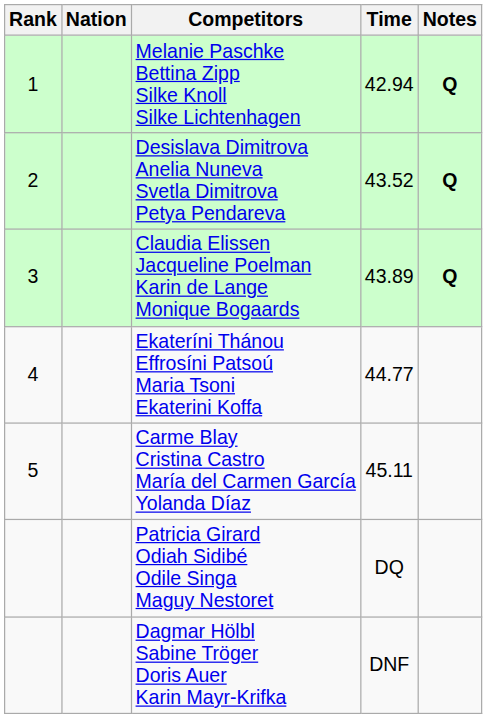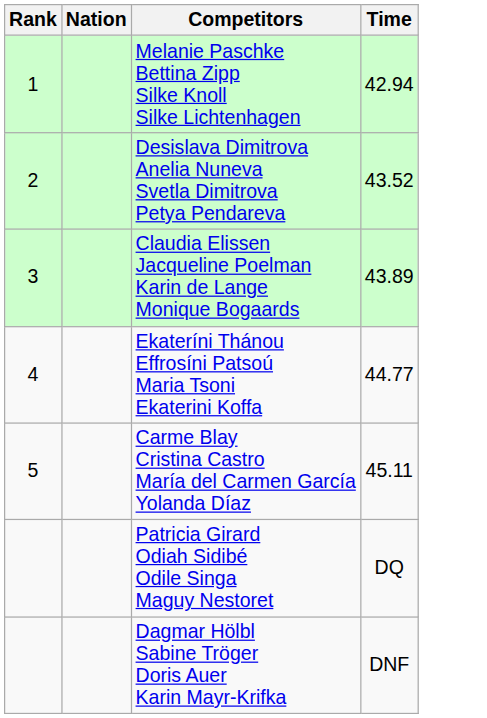- column: (450, 19)
